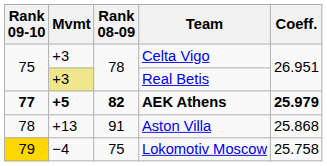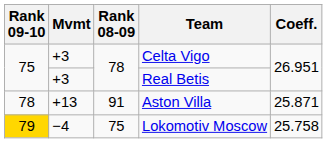(61, 79) khaki background -> (61, 79) no background
- row: (184, 102)
(296, 126) 25.868 -> (296, 102) 25.871
